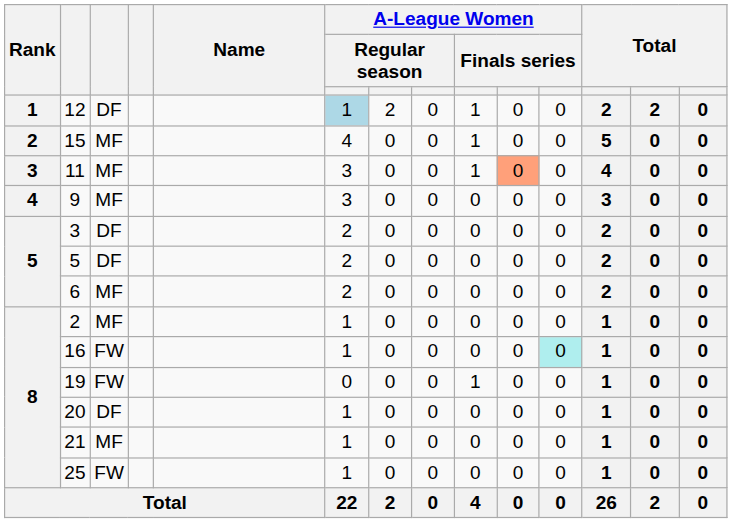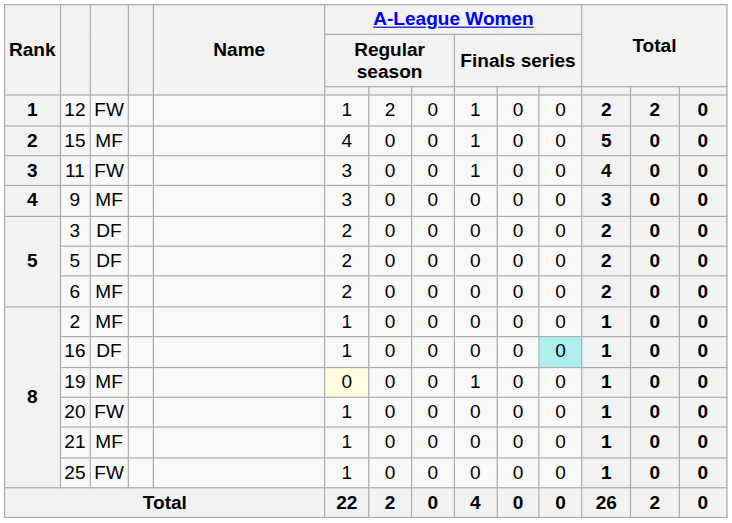(109, 110) DF -> (109, 110) FW
(347, 110) lightblue background -> (347, 110) no background
(109, 170) MF -> (109, 170) FW
(518, 170) lightsalmon background -> (518, 170) no background
(109, 351) FW -> (109, 351) DF
(109, 381) FW -> (109, 381) MF
(347, 381) no background -> (347, 381) lightyellow background
(109, 412) DF -> (109, 412) FW
